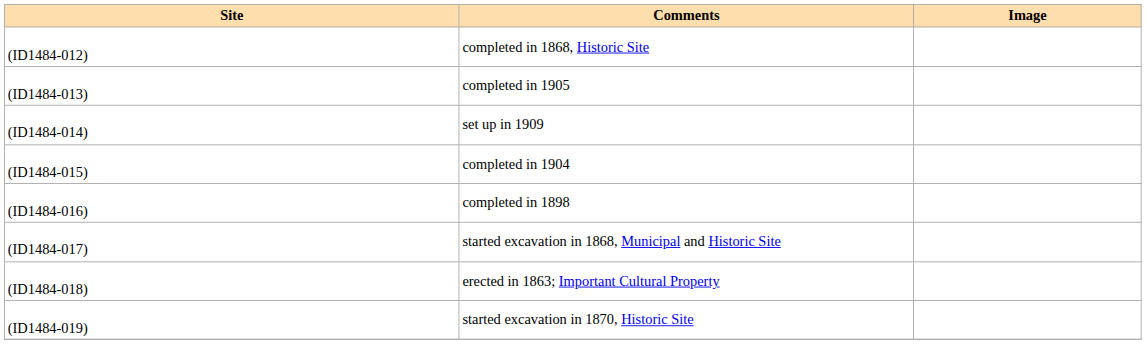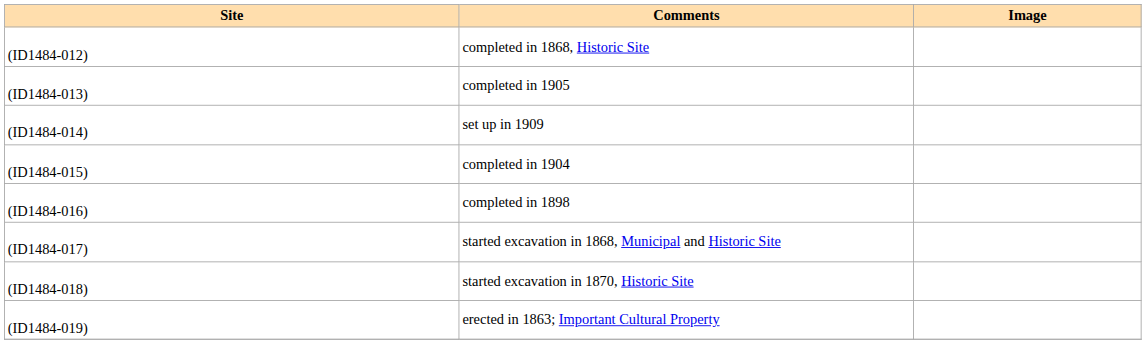(591, 281) erected in 1863; Important Cultural Property -> (578, 281) started excavation in 1870, Historic Site
(578, 320) started excavation in 1870, Historic Site -> (591, 320) erected in 1863; Important Cultural Property
